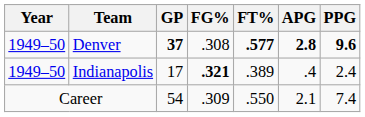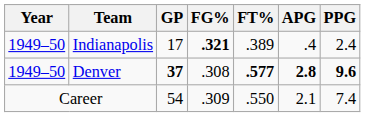rows swapped: (113, 71) <-> (97, 44)
